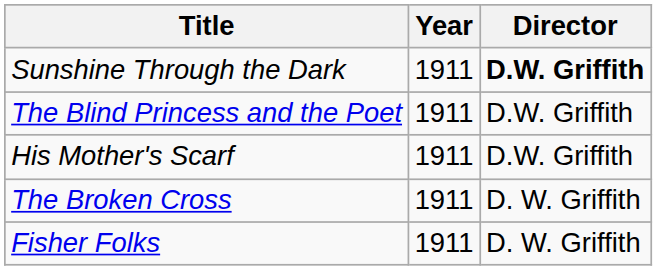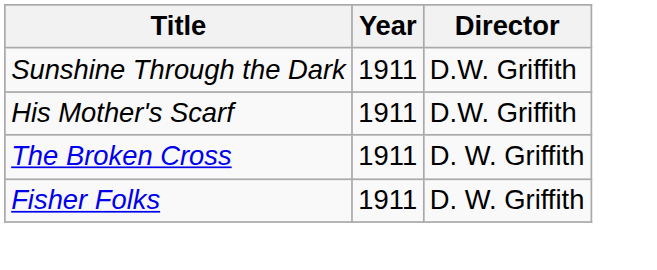(565, 69) bold -> (503, 69) normal
- row: (207, 112)
